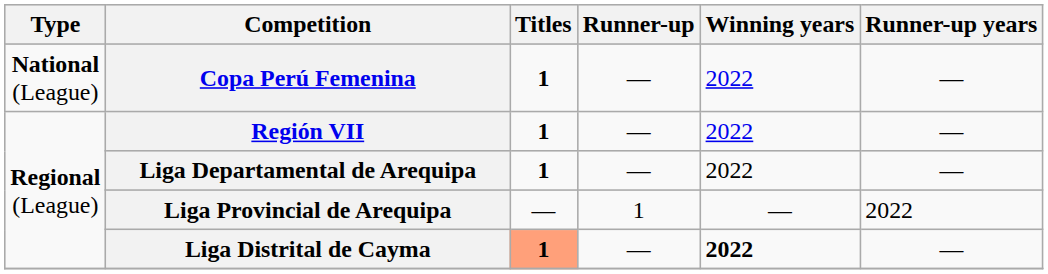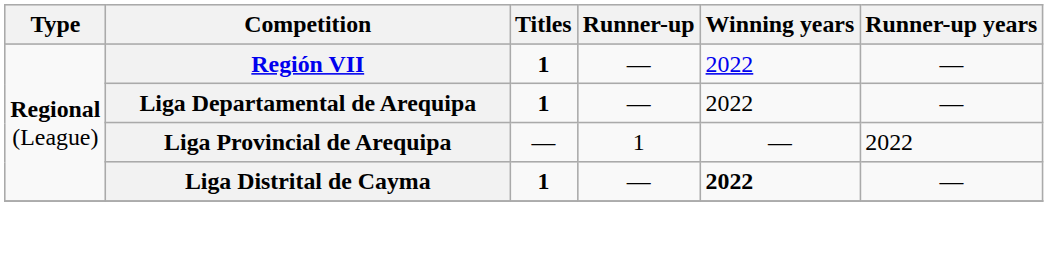- row: (308, 77)
(543, 249) lightsalmon background -> (543, 181) no background
